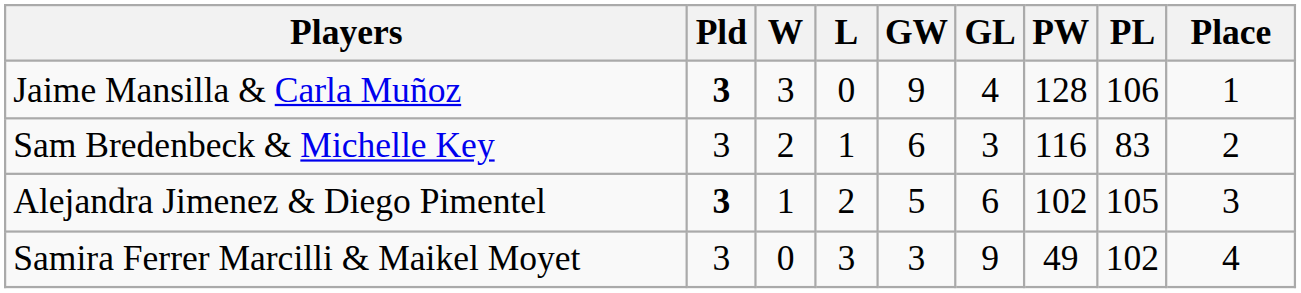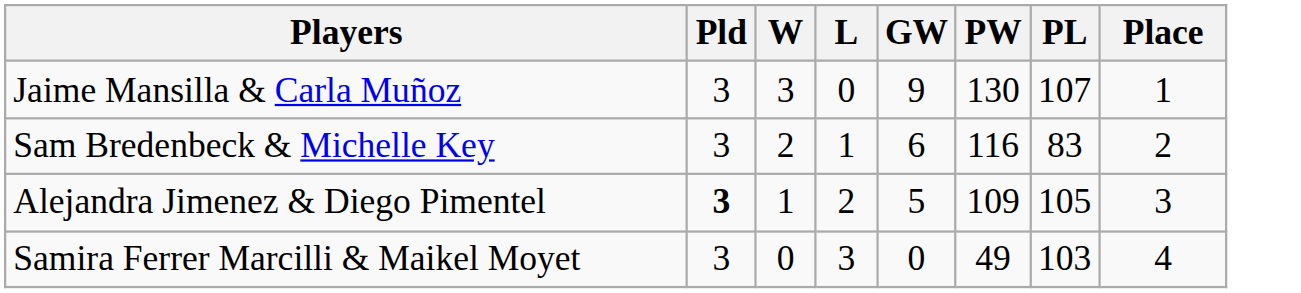- column: (990, 32)
(721, 88) bold -> (721, 88) normal
(1061, 88) 128 -> (993, 88) 130
(1132, 88) 106 -> (1065, 88) 107
(1061, 201) 102 -> (993, 201) 109
(916, 257) 3 -> (916, 257) 0
(1132, 257) 102 -> (1065, 257) 103
